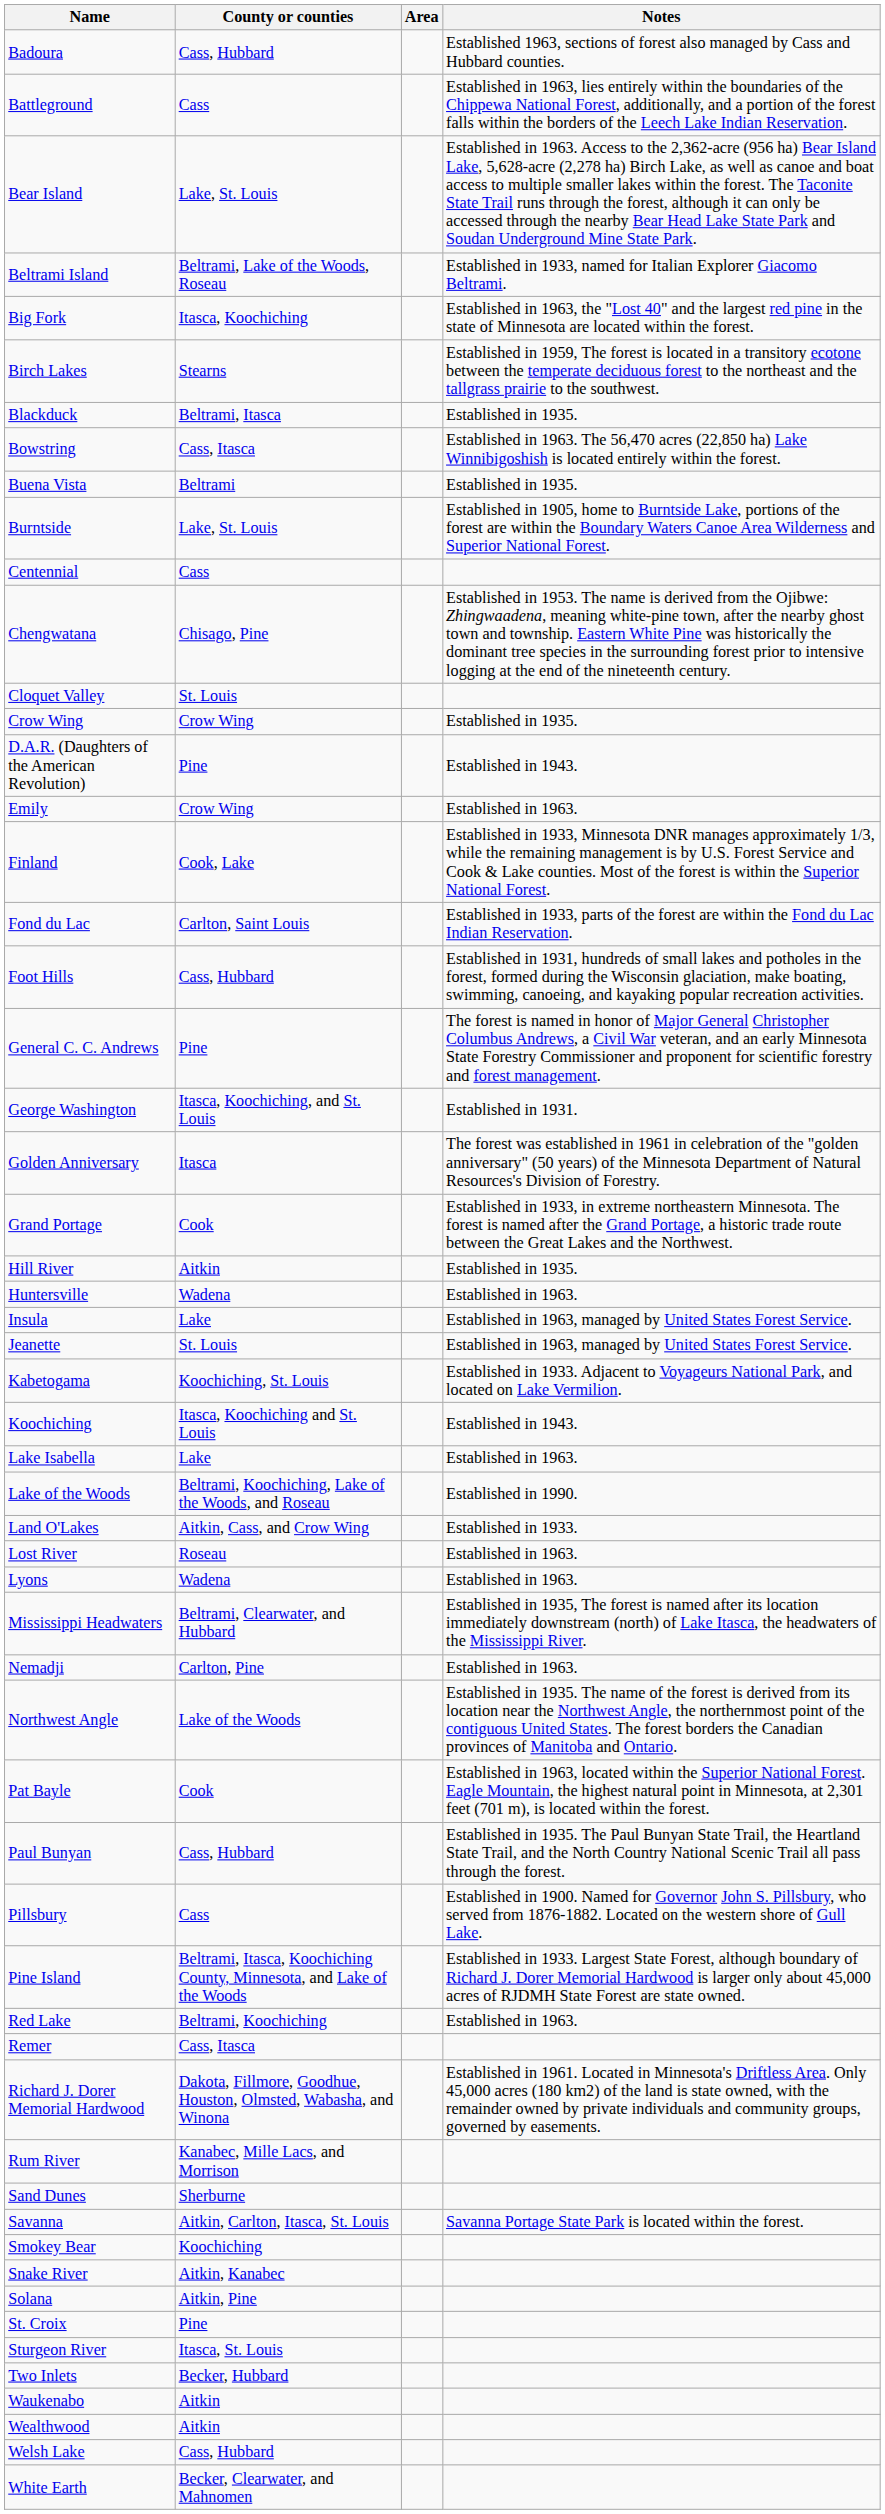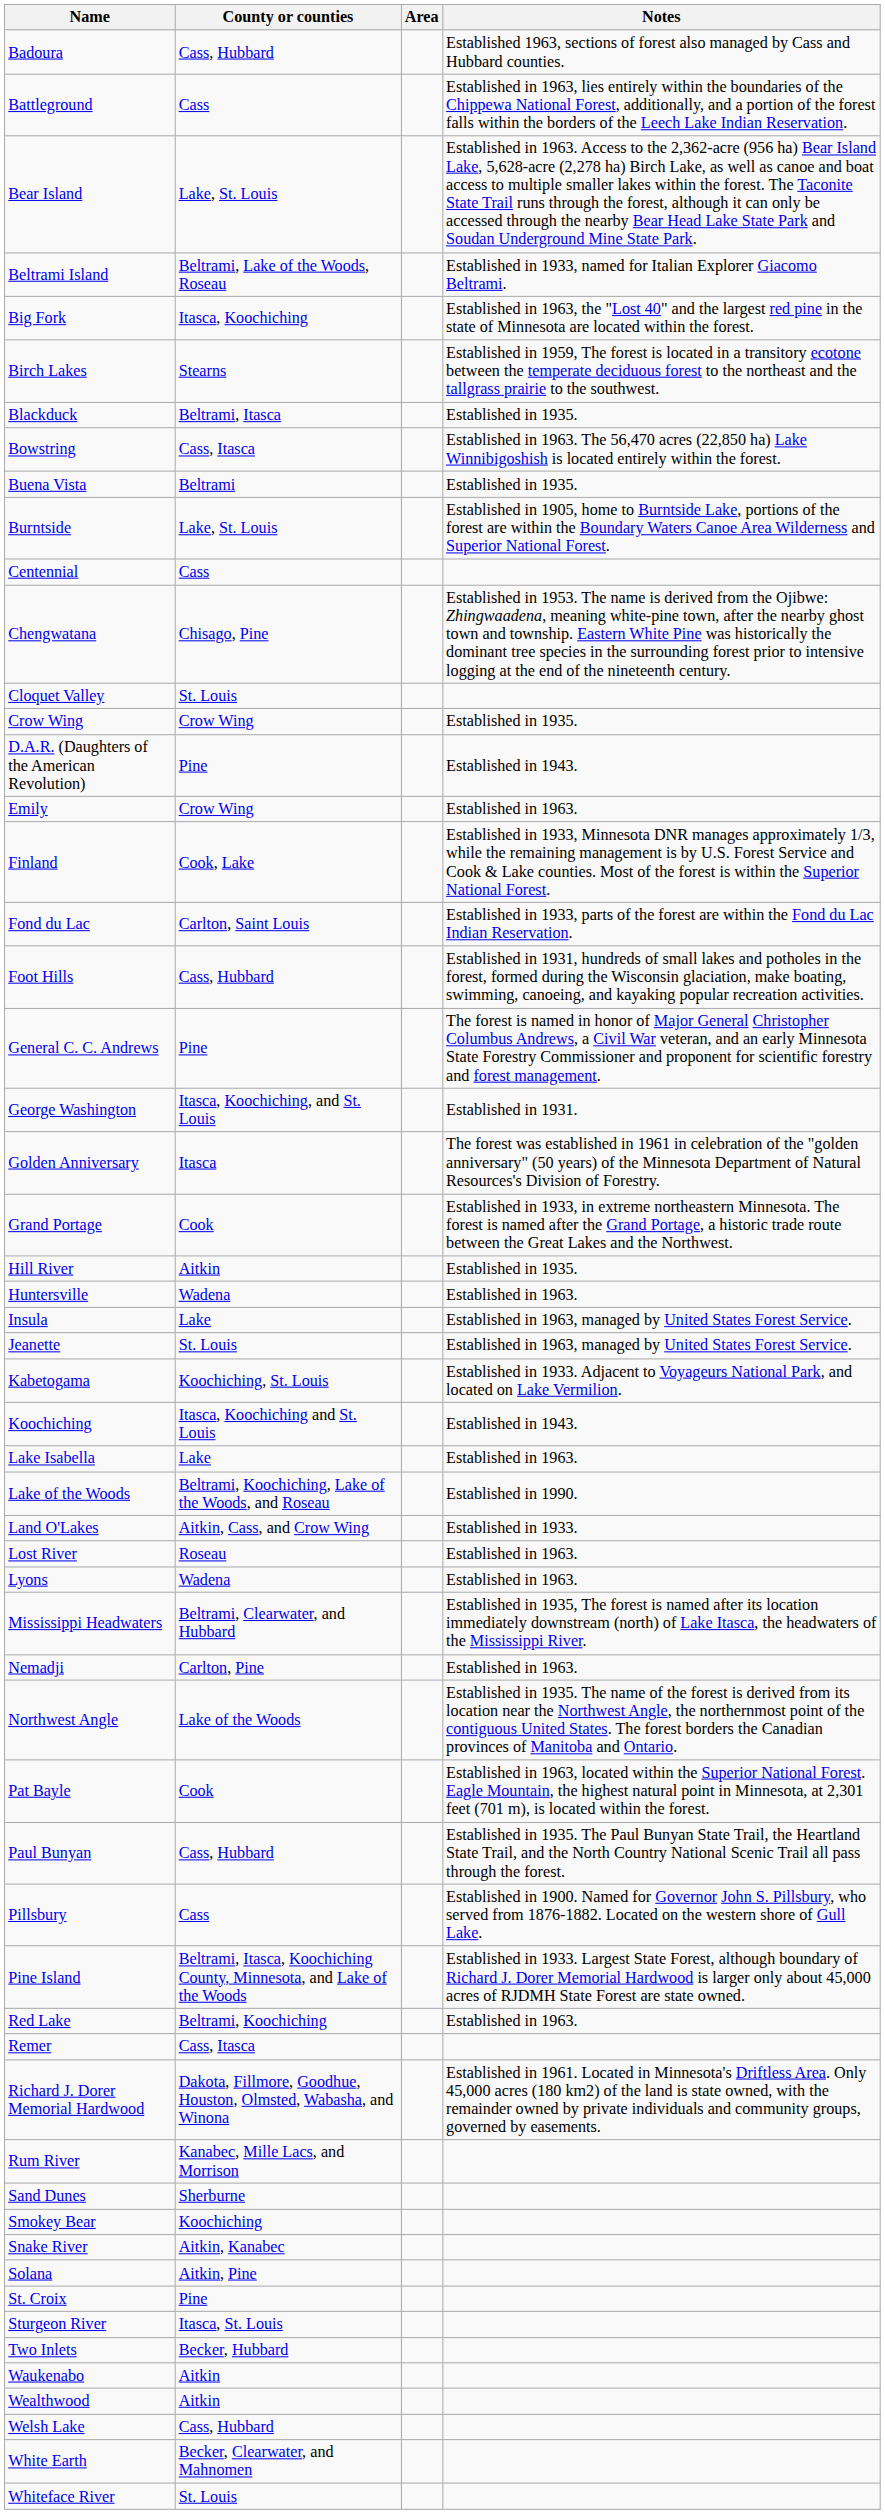- row: (36, 2221)
+ row: (61, 2496)
